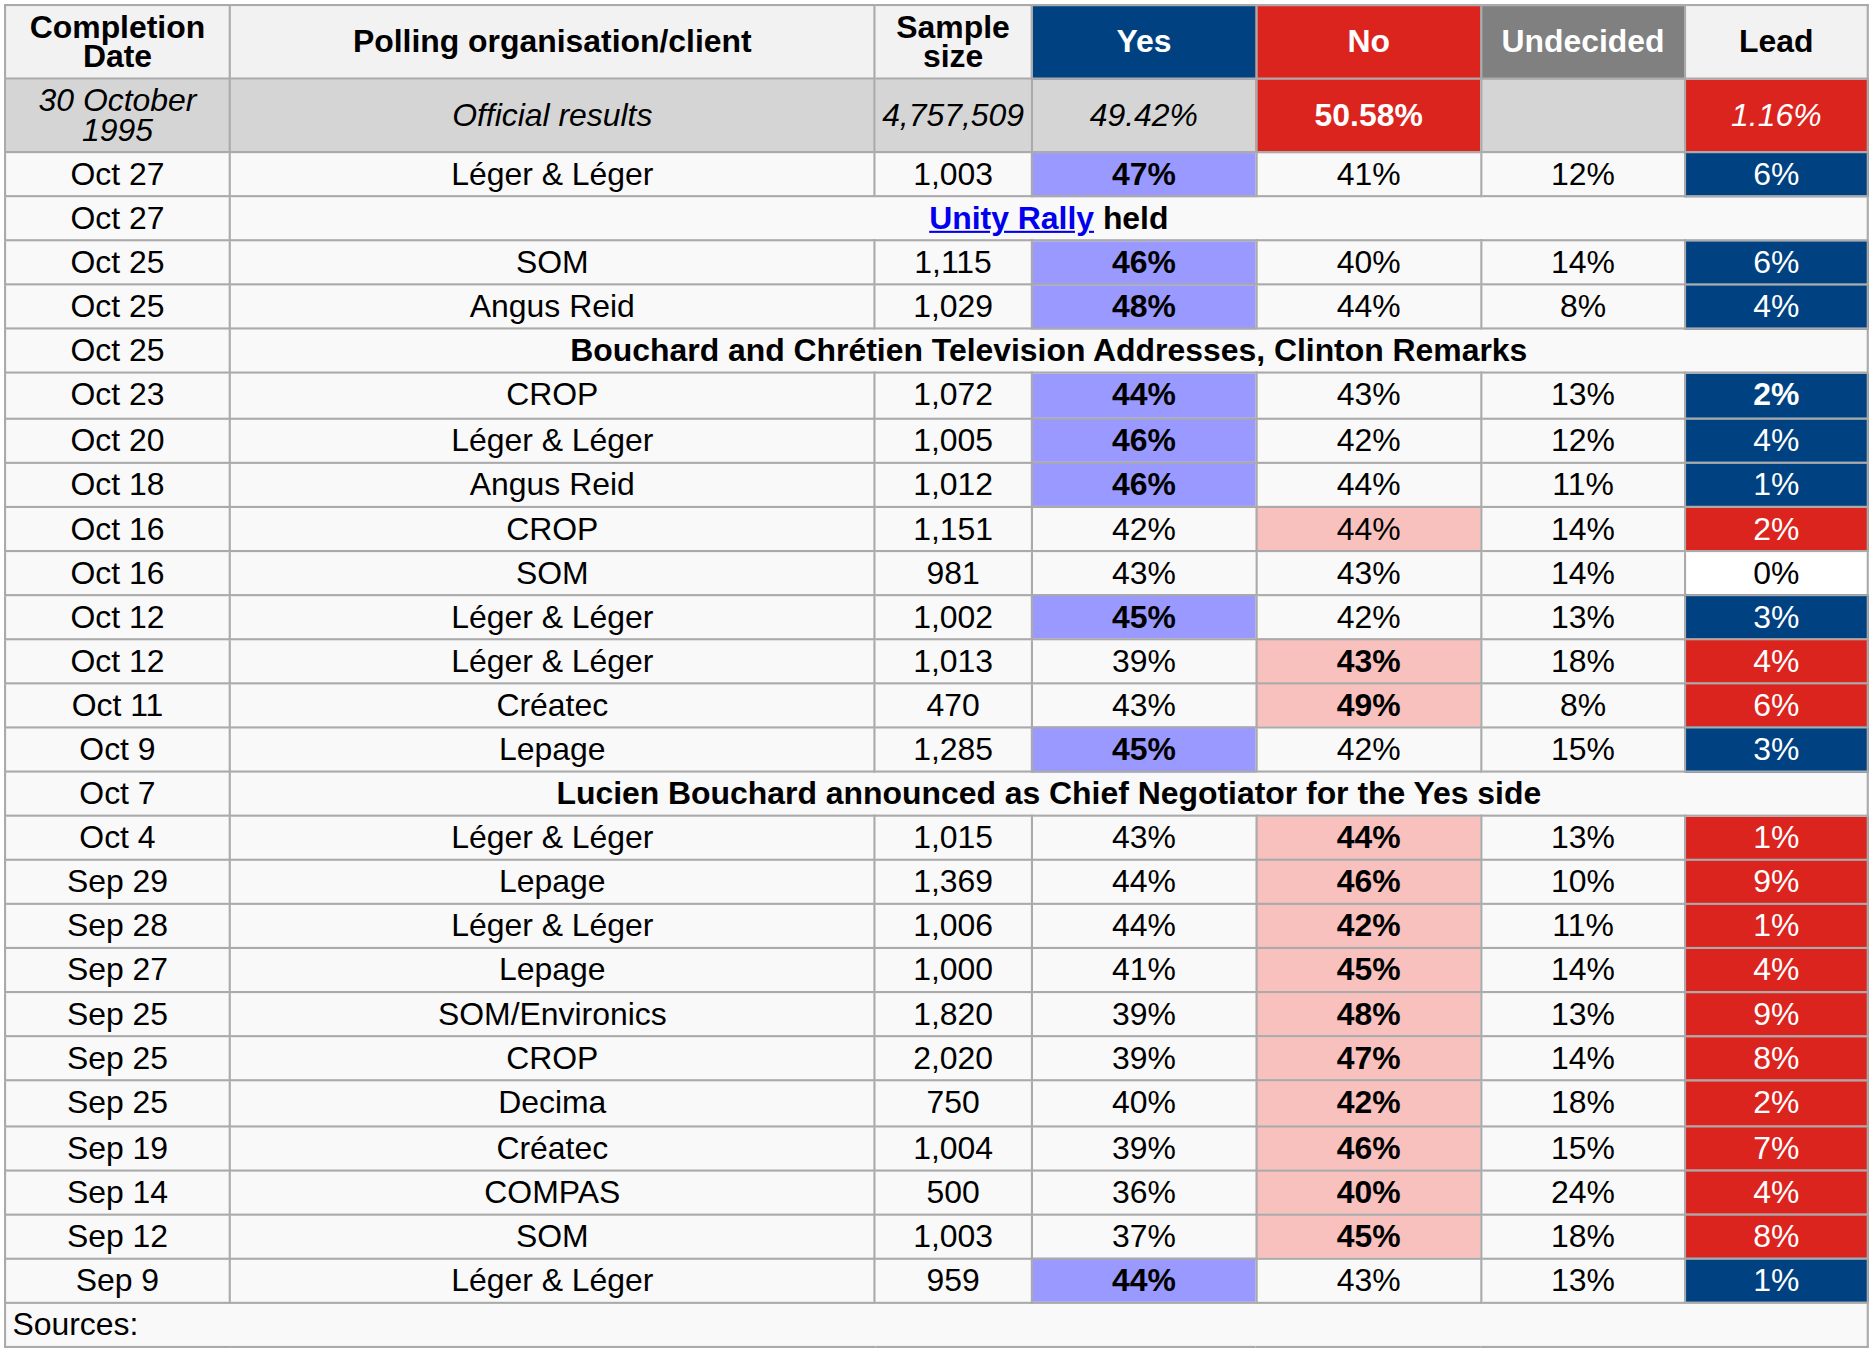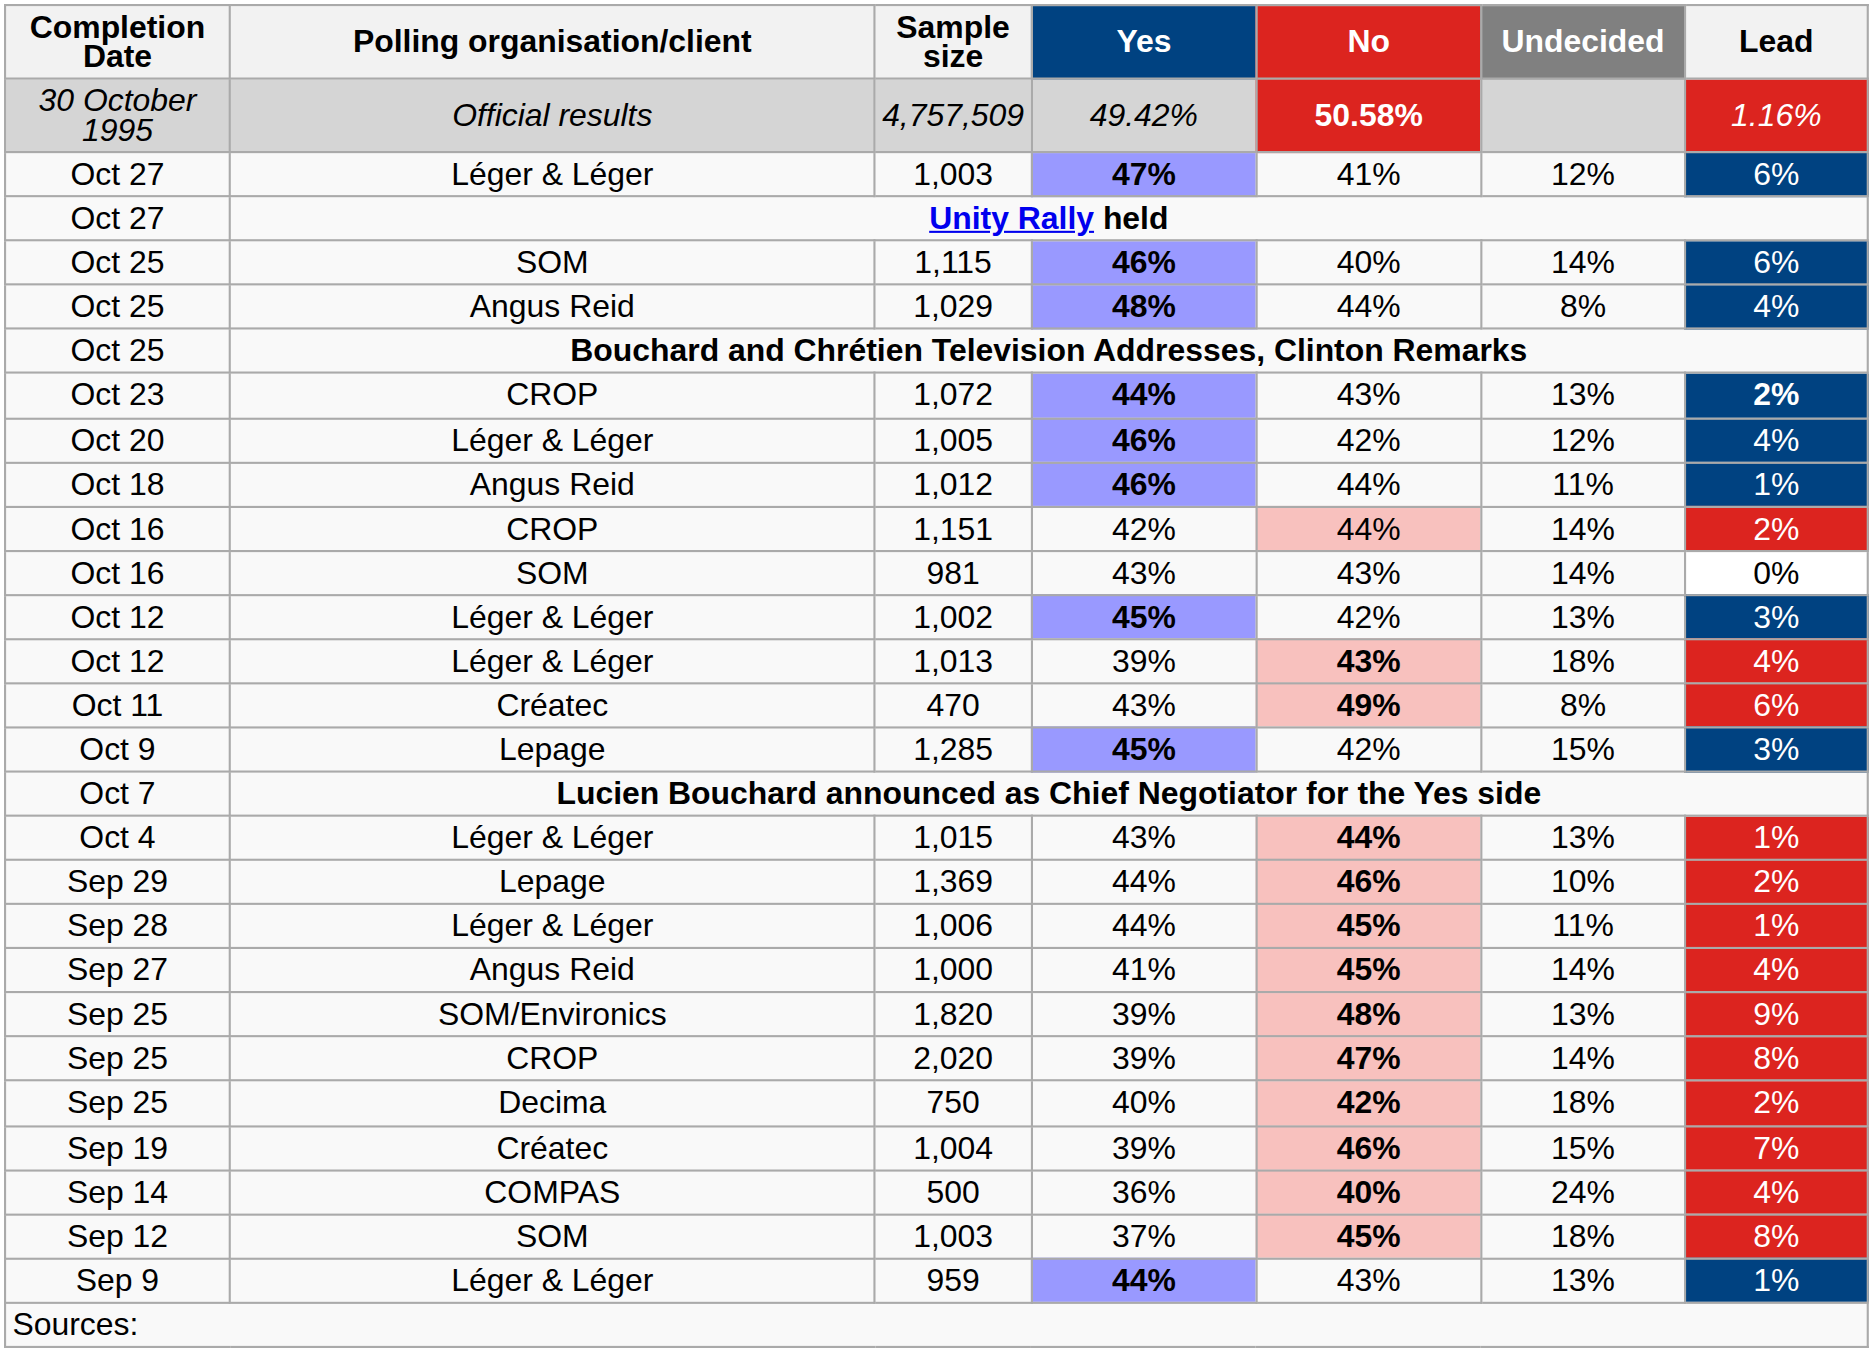(1776, 881) 9% -> (1776, 881) 2%
(1369, 925) 42% -> (1369, 925) 45%
(552, 970) Lepage -> (552, 970) Angus Reid
